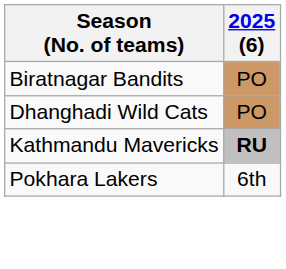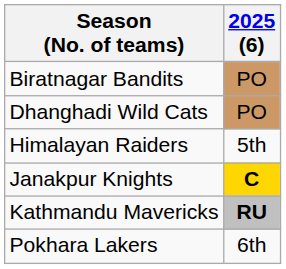+ row: (99, 145)
+ row: (91, 178)
